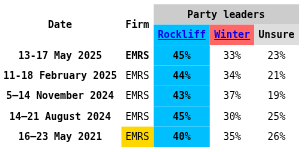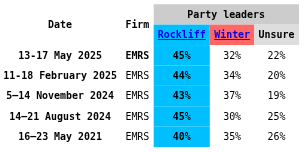(232, 55) 33% -> (232, 55) 32%
(277, 55) 23% -> (277, 55) 22%
(277, 75) 21% -> (277, 75) 20%
(137, 137) gold background -> (137, 137) no background
